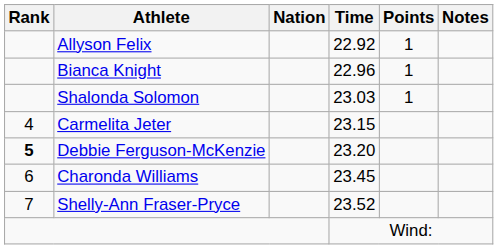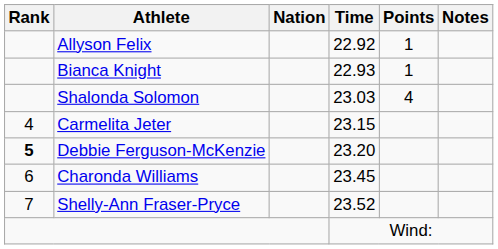(354, 71) 22.96 -> (354, 71) 22.93
(409, 97) 1 -> (409, 97) 4
